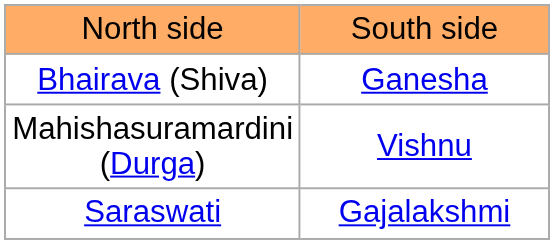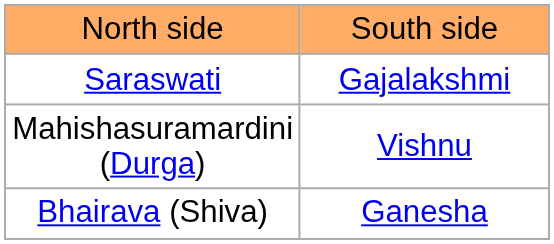rows swapped: (153, 78) <-> (153, 212)
